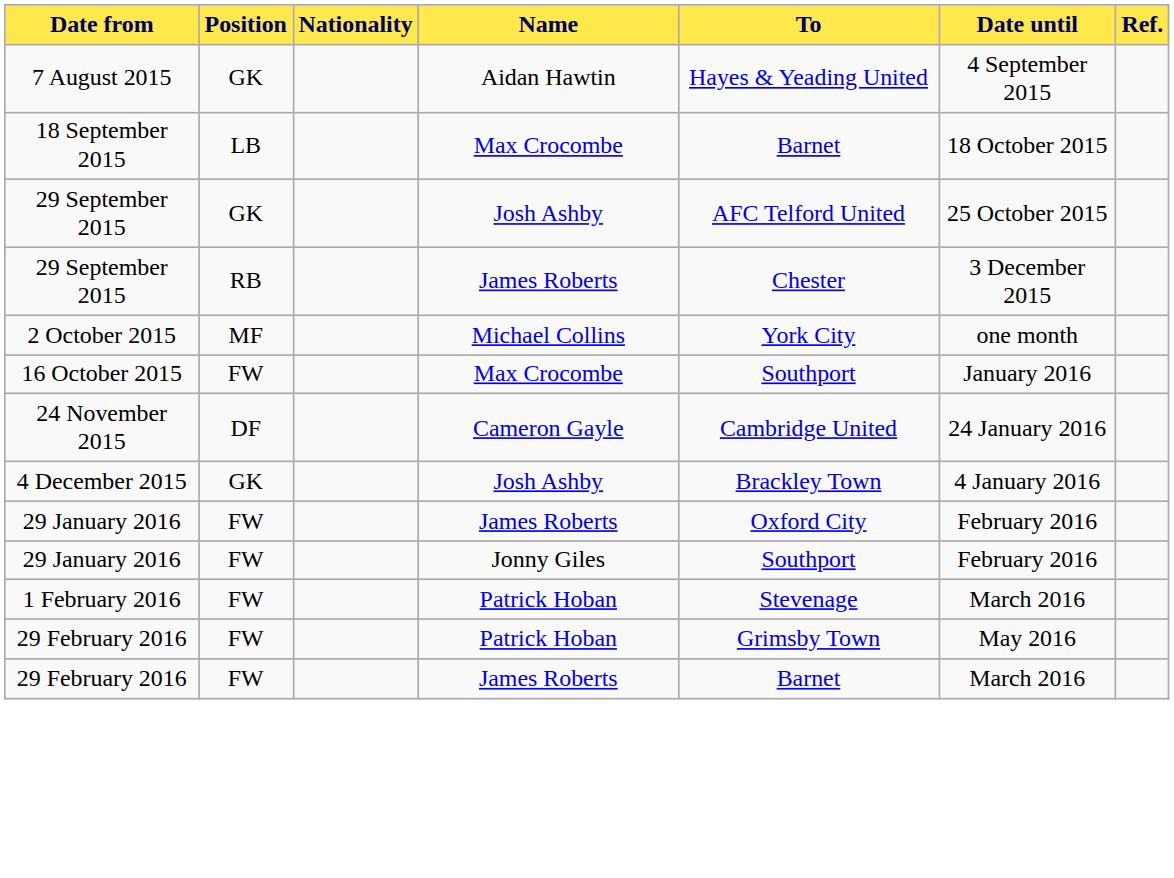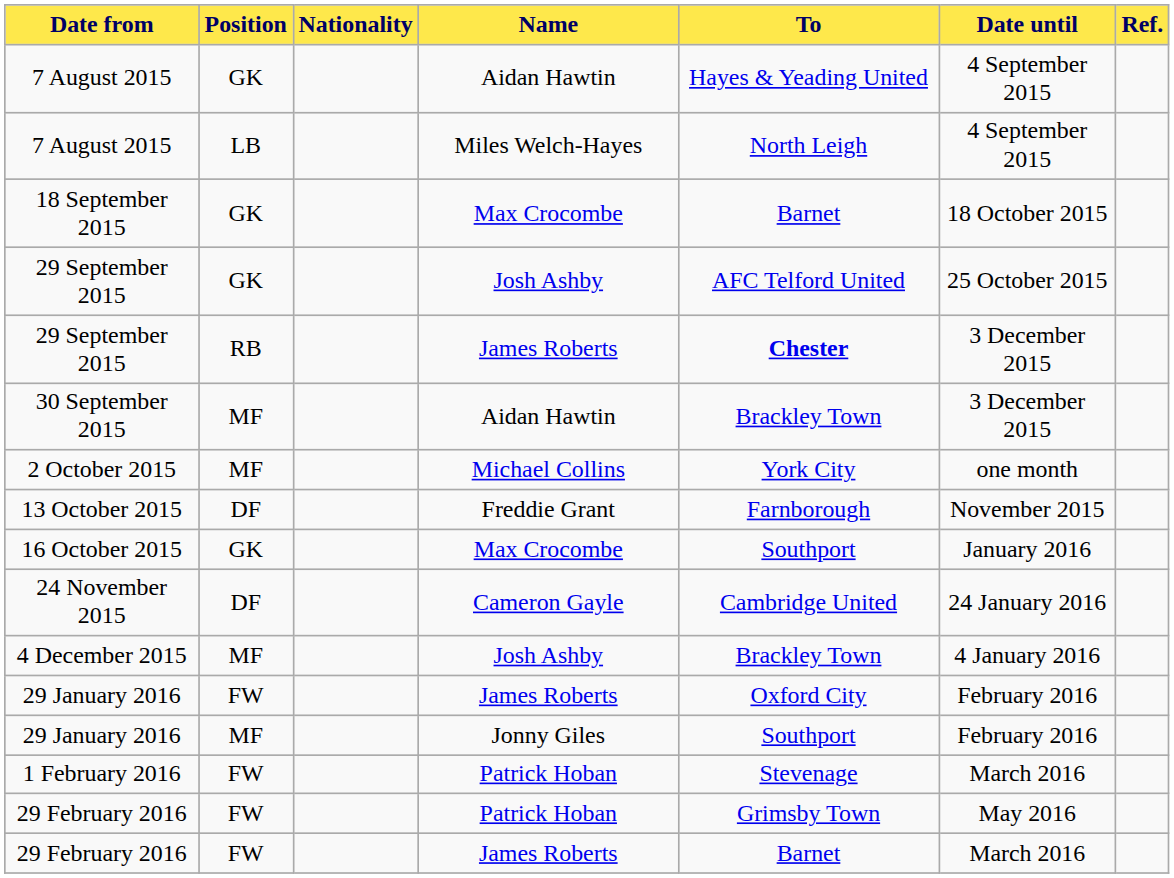+ row: (102, 145)
(246, 145) LB -> (246, 213) GK
(809, 281) normal -> (808, 348) bold
+ row: (102, 416)
+ row: (102, 509)
(246, 374) FW -> (246, 548) GK
(246, 481) GK -> (246, 655) MF
(246, 559) FW -> (246, 734) MF
